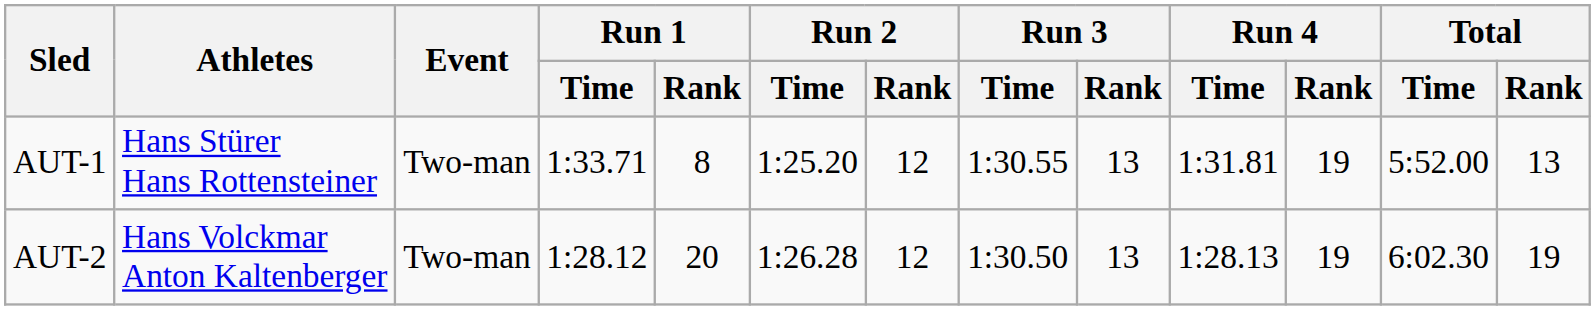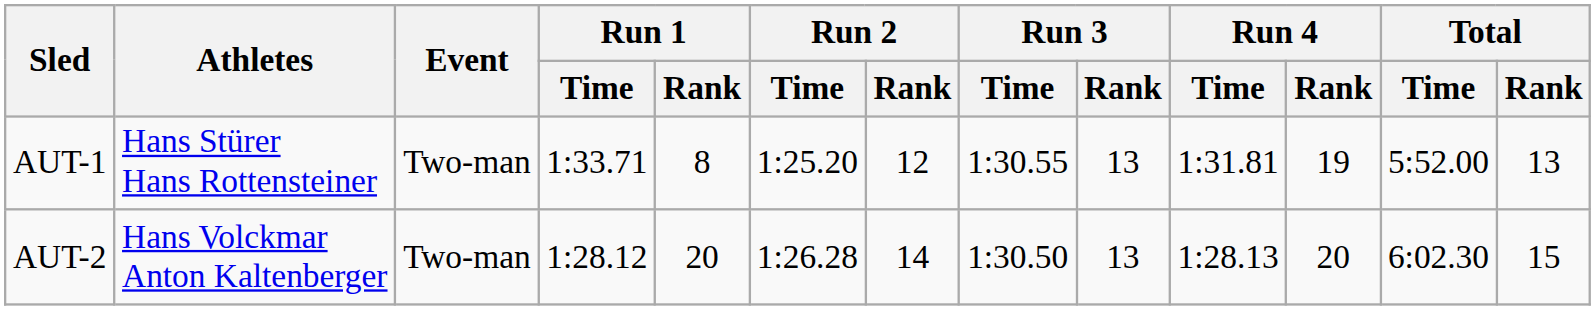(912, 256) 12 -> (912, 256) 14
(1333, 256) 19 -> (1333, 256) 20
(1544, 256) 19 -> (1544, 256) 15
